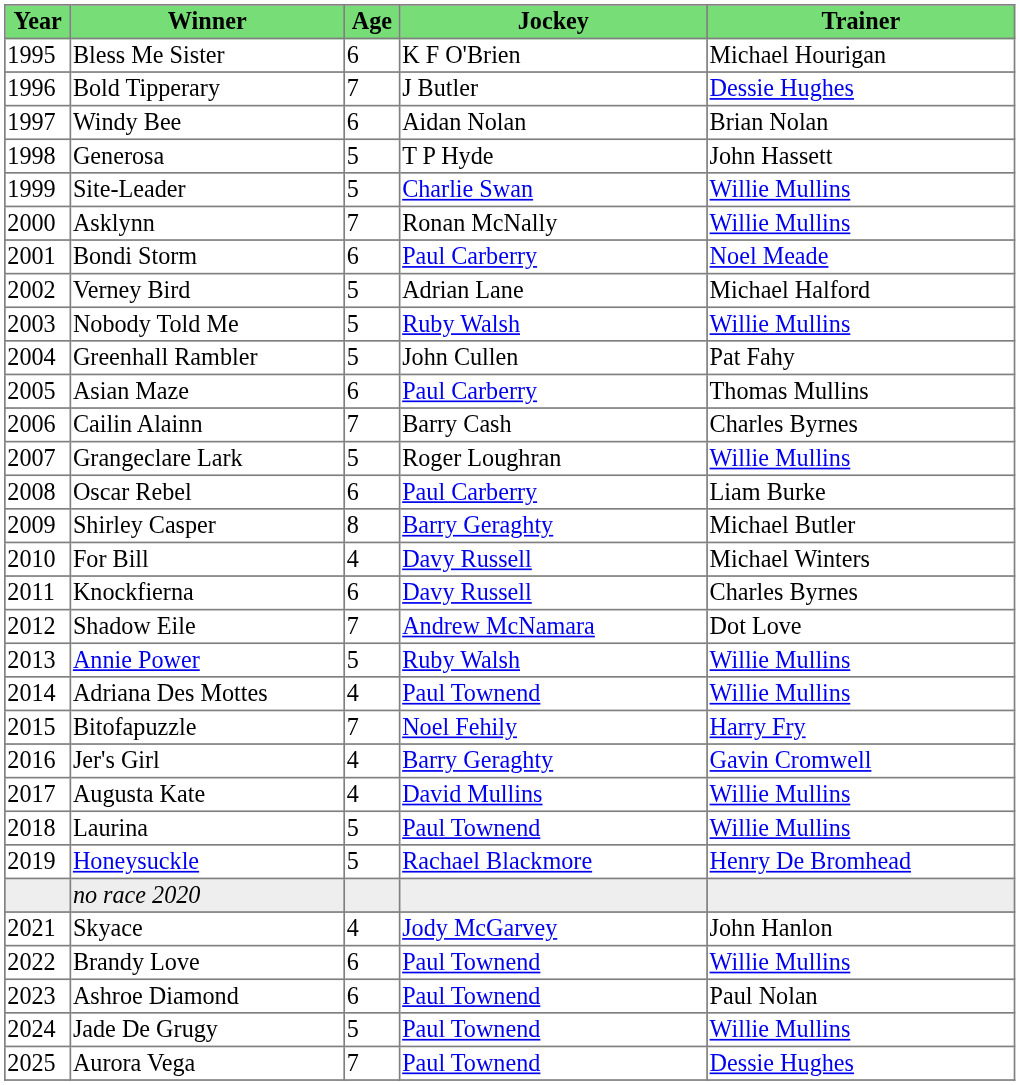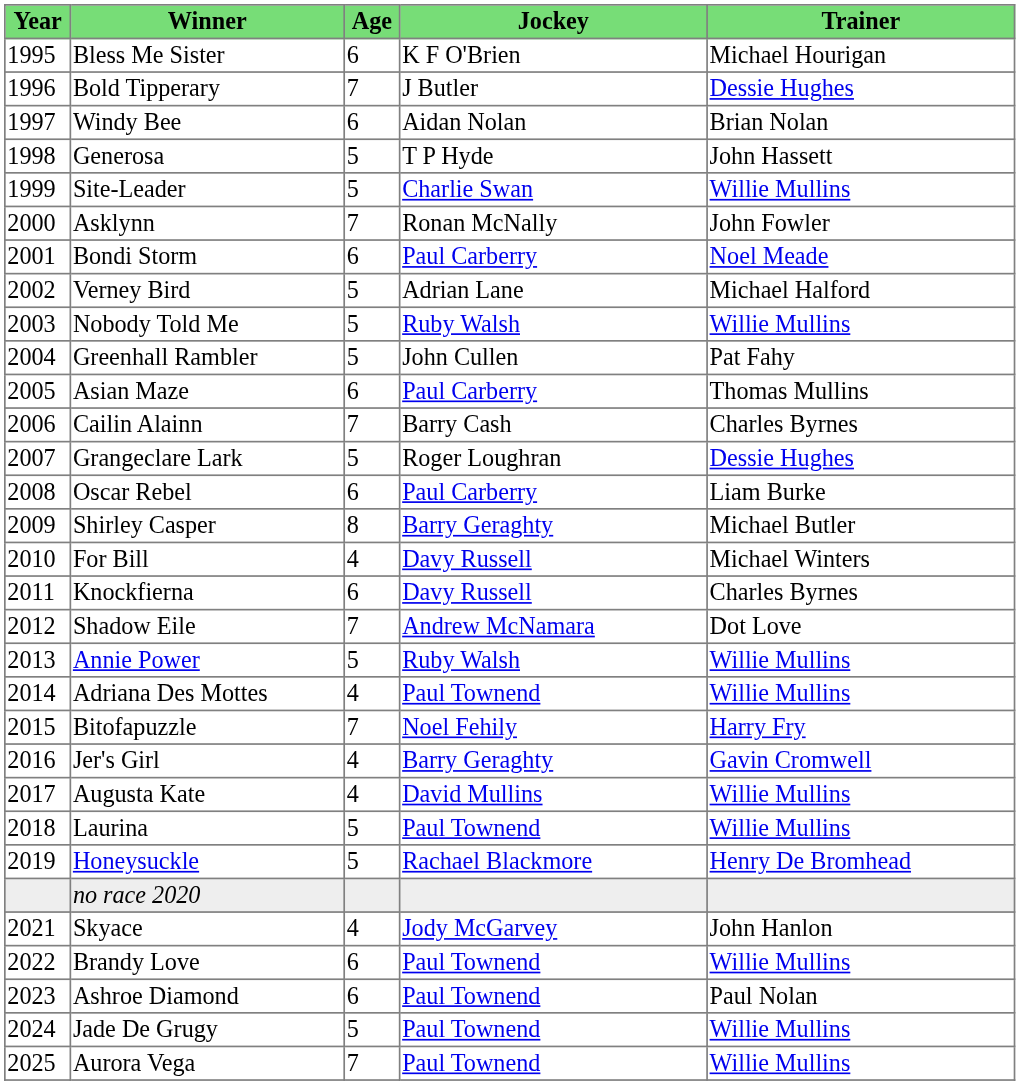(780, 222) Willie Mullins -> (770, 222) John Fowler
(780, 458) Willie Mullins -> (782, 458) Dessie Hughes
(782, 1062) Dessie Hughes -> (780, 1062) Willie Mullins
